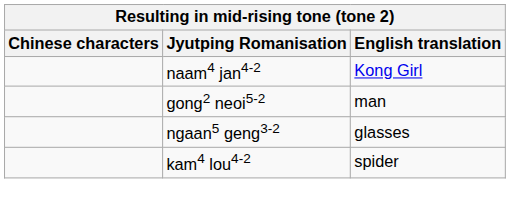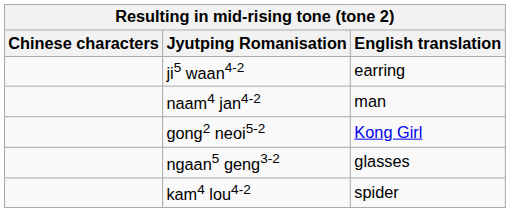+ row: (205, 71)
(388, 71) Kong Girl -> (370, 101) man
(370, 101) man -> (388, 131) Kong Girl
